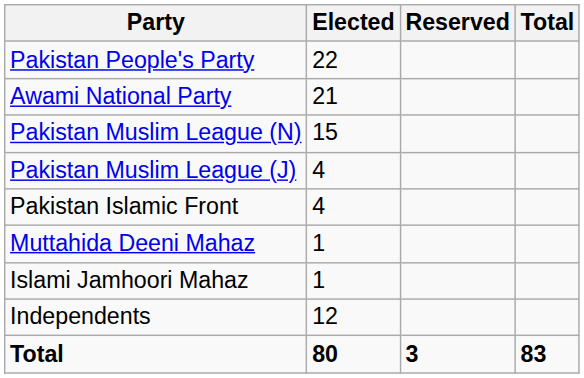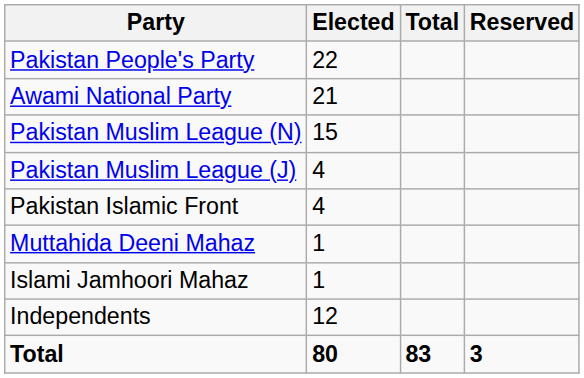columns swapped: (458, 22) <-> (547, 22)
